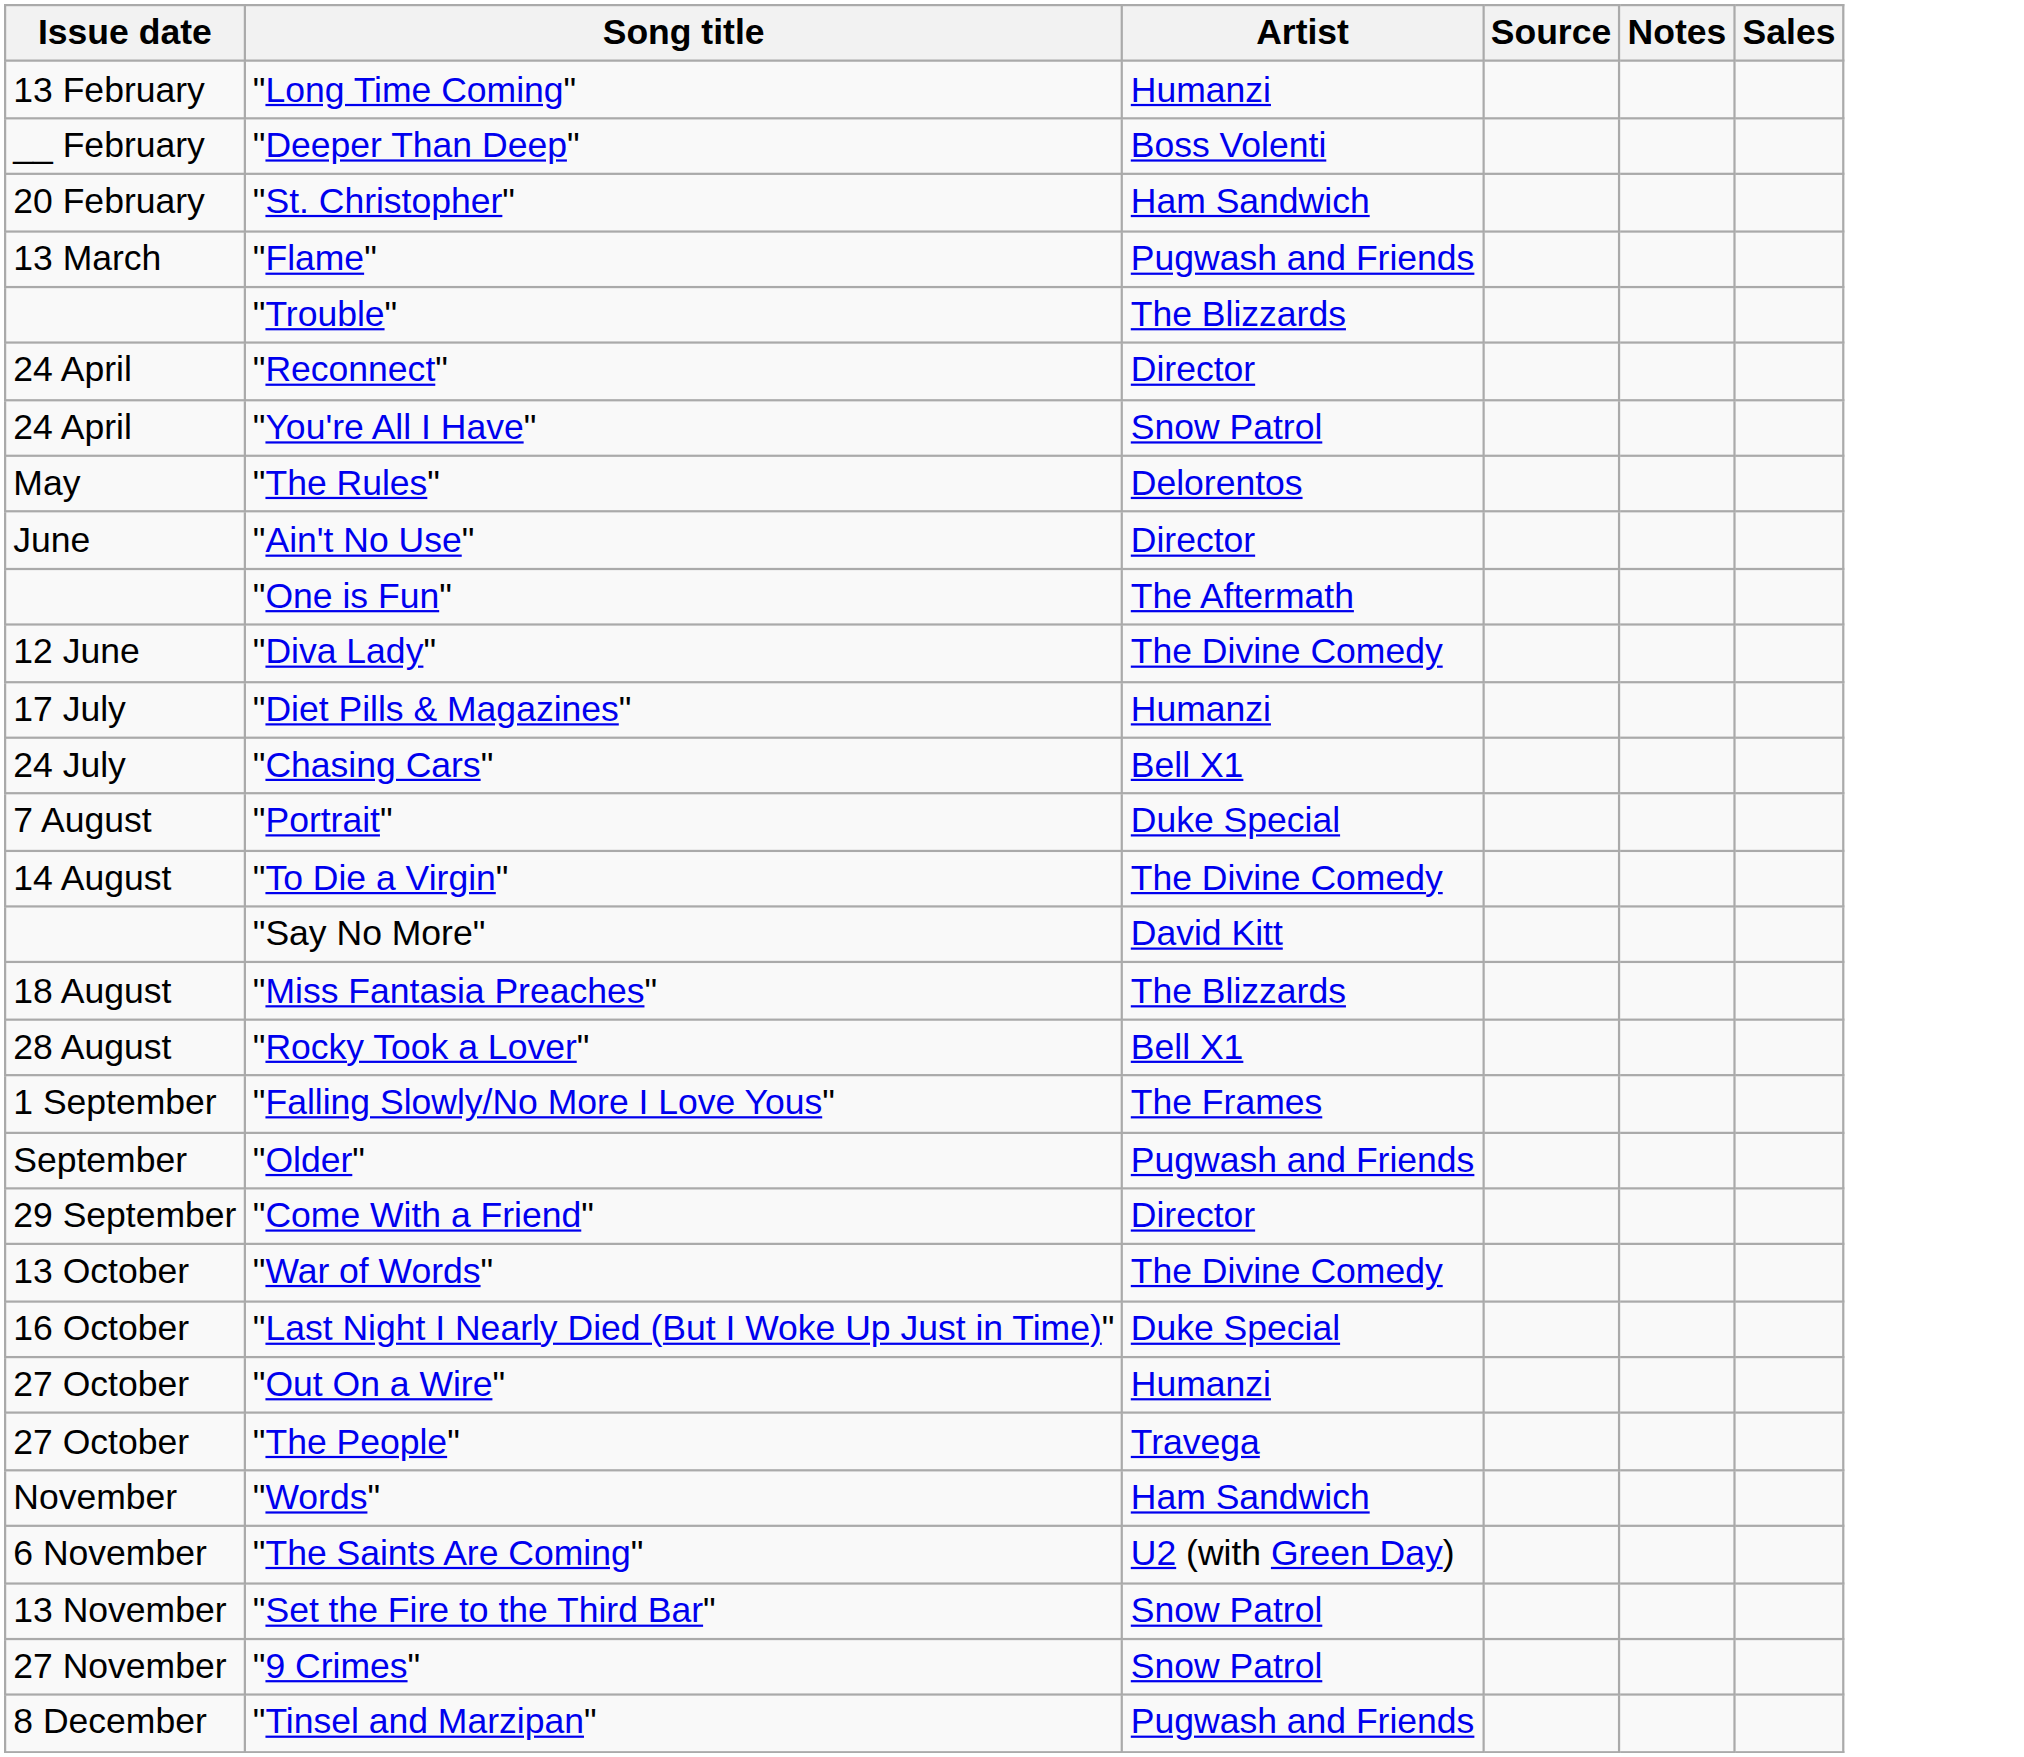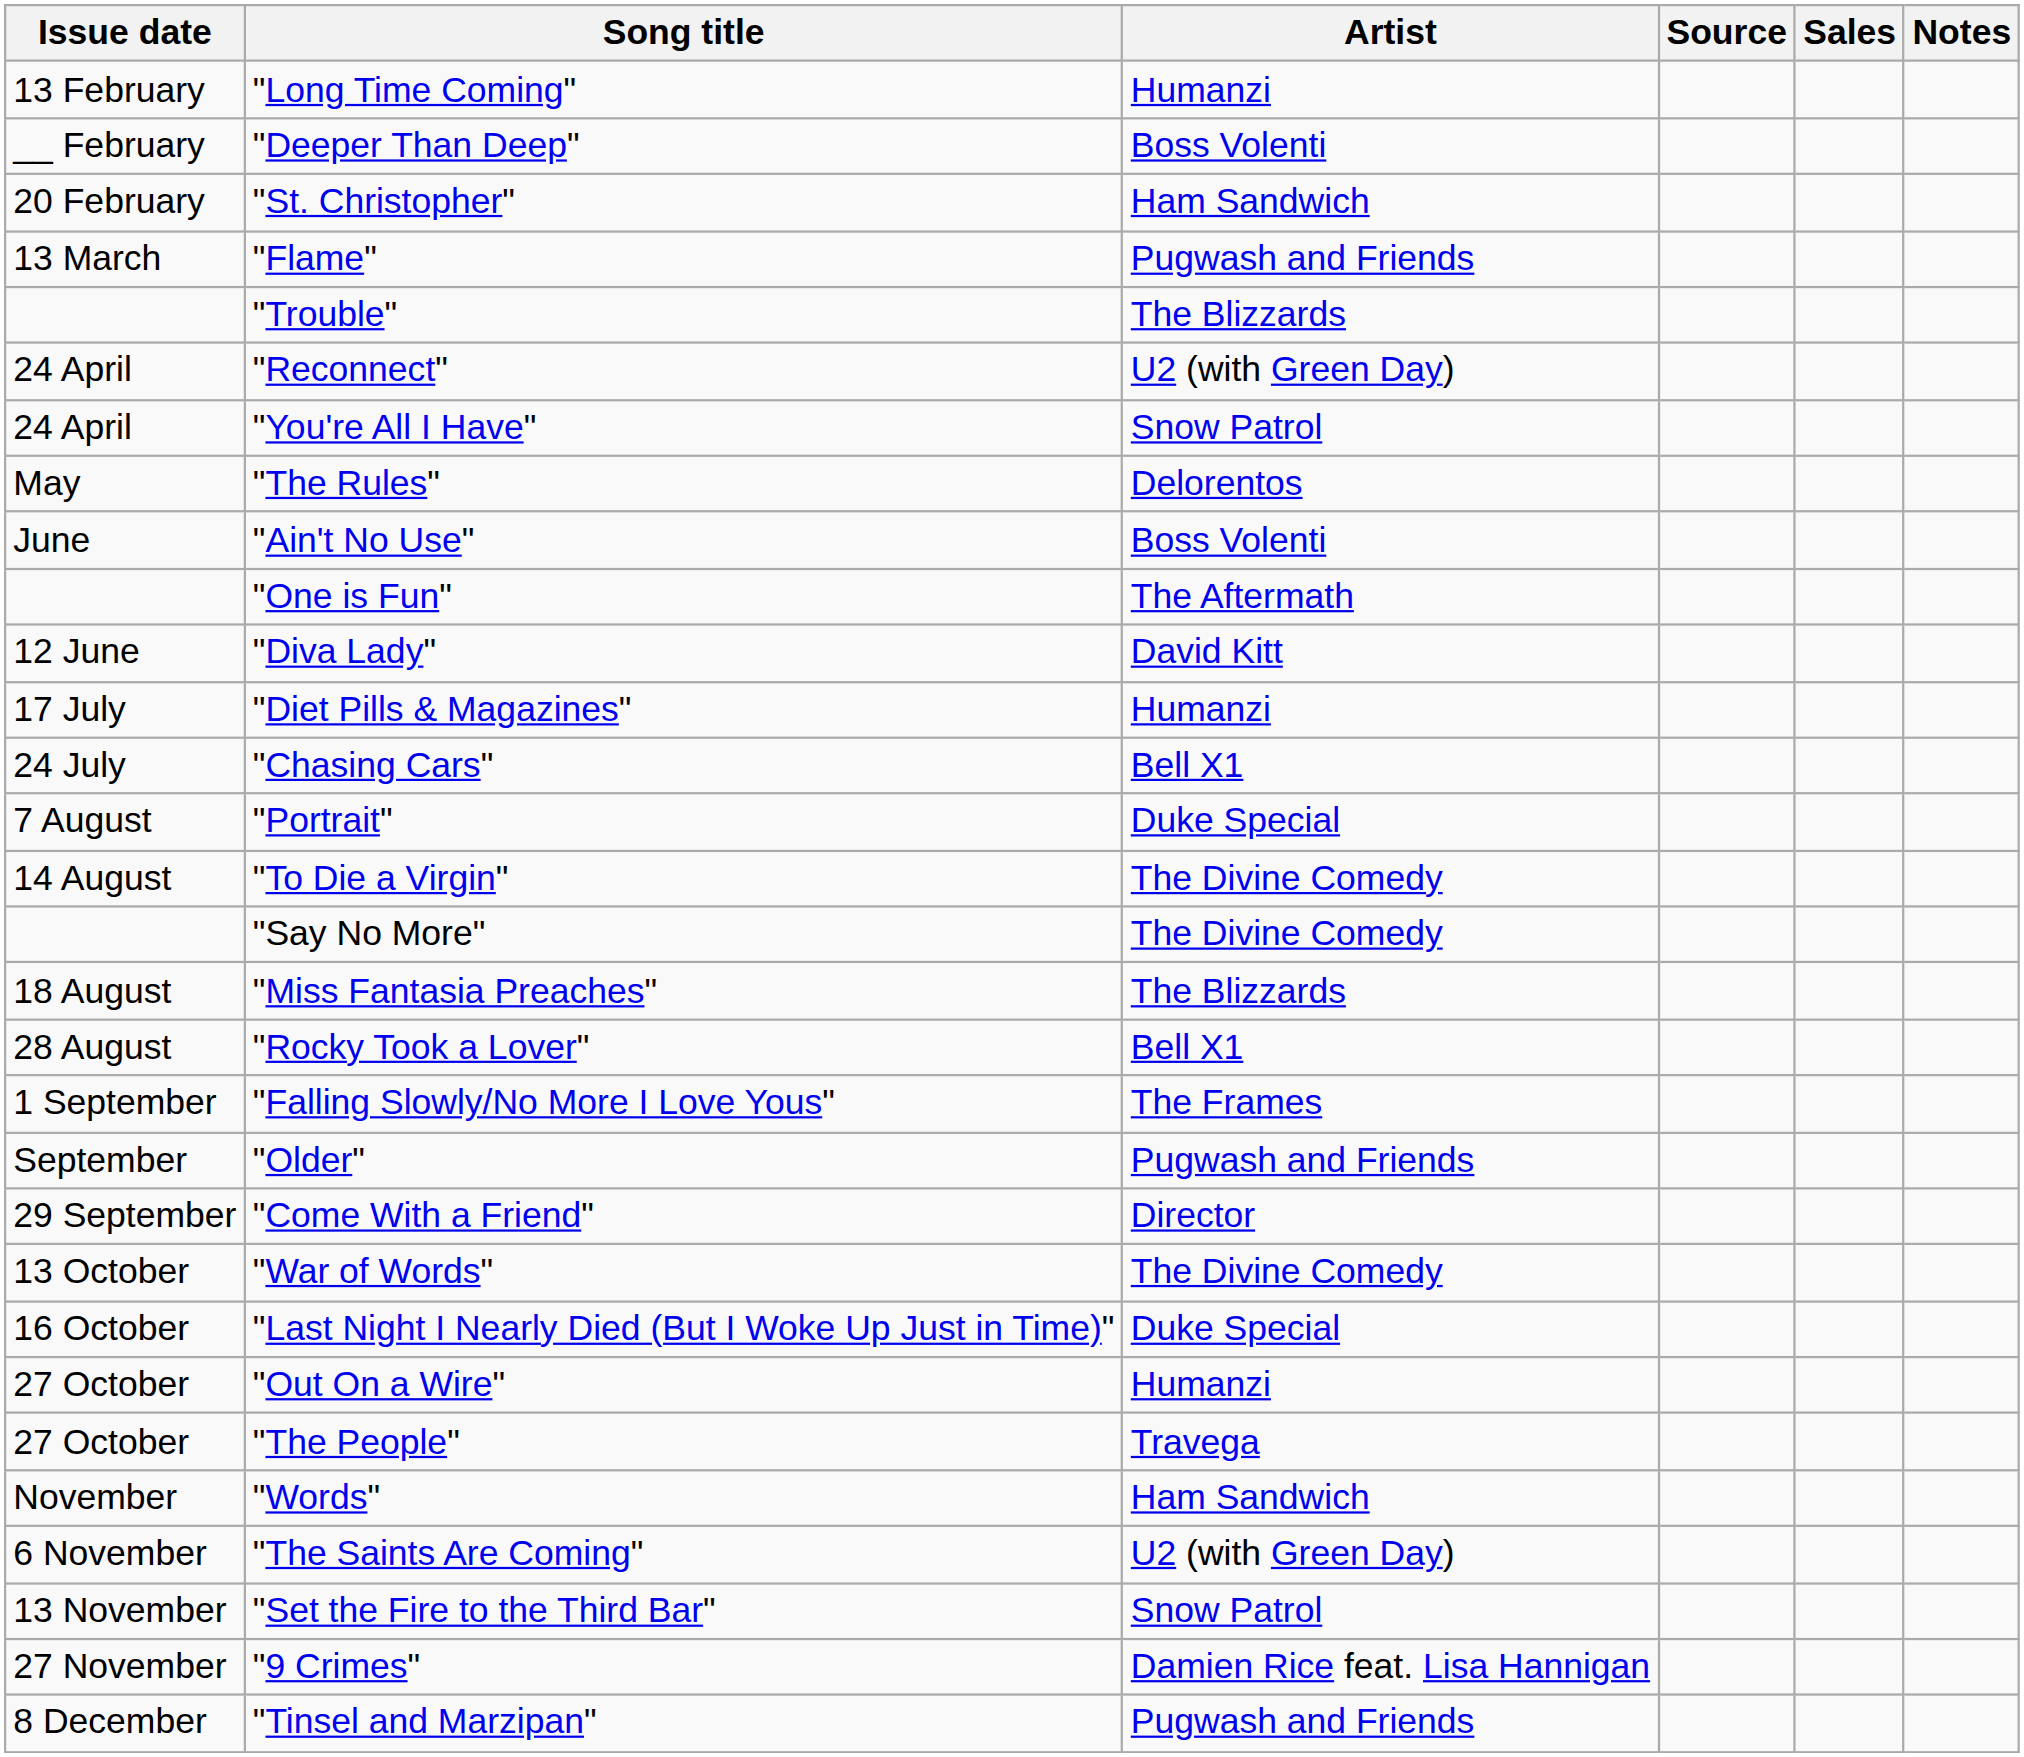columns swapped: (1789, 32) <-> (1677, 32)
(1193, 370) Director -> (1293, 370) U2 (with Green Day)
(1193, 539) Director -> (1229, 539) Boss Volenti
(1287, 652) The Divine Comedy -> (1207, 652) David Kitt
(1207, 933) David Kitt -> (1287, 933) The Divine Comedy
(1227, 1666) Snow Patrol -> (1390, 1666) Damien Rice feat. Lisa Hannigan
